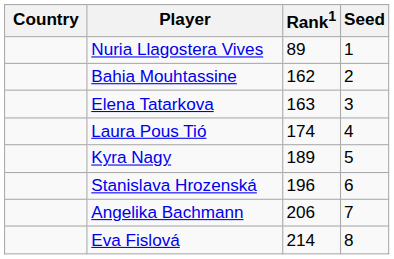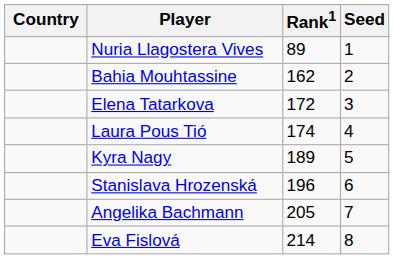(301, 104) 163 -> (301, 104) 172
(301, 212) 206 -> (301, 212) 205
